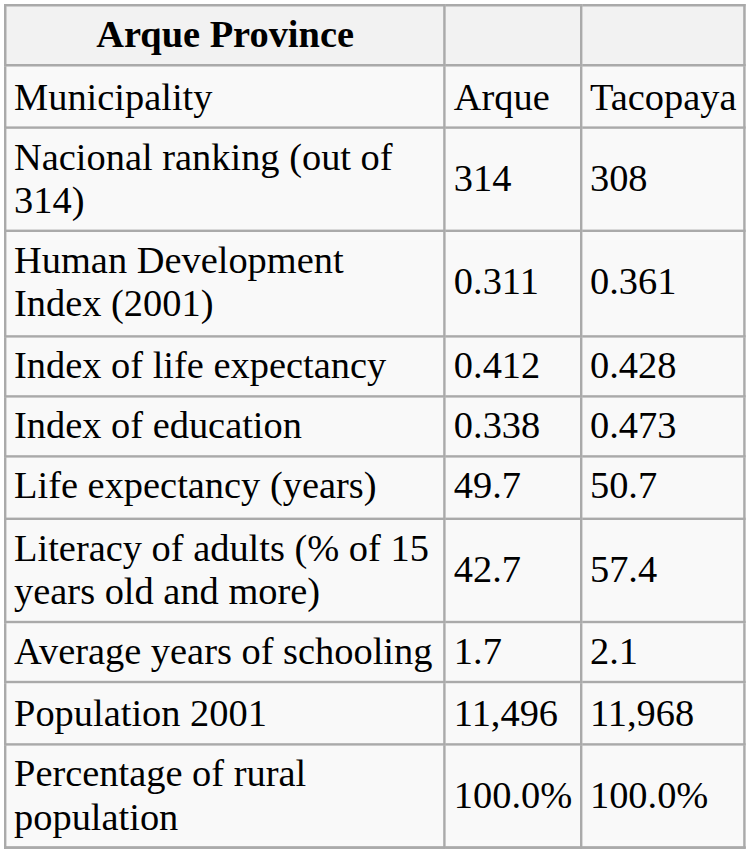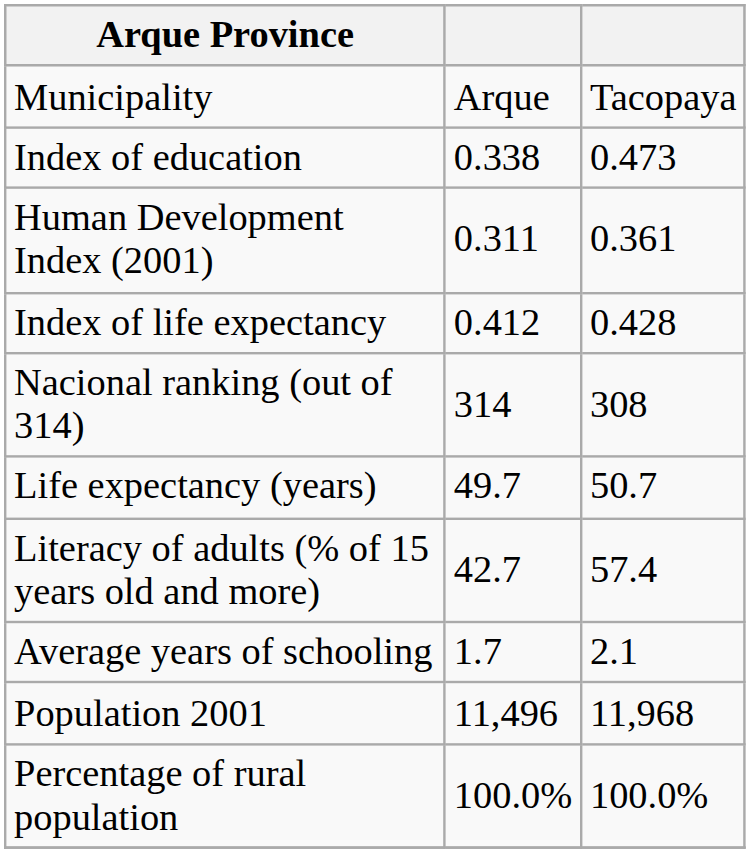rows swapped: (203, 178) <-> (158, 425)
